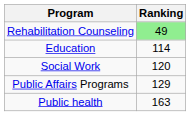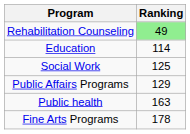(161, 66) 120 -> (161, 66) 125
+ row: (70, 119)
